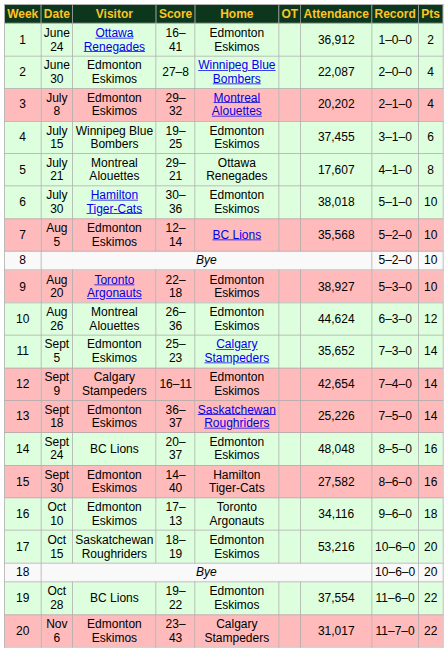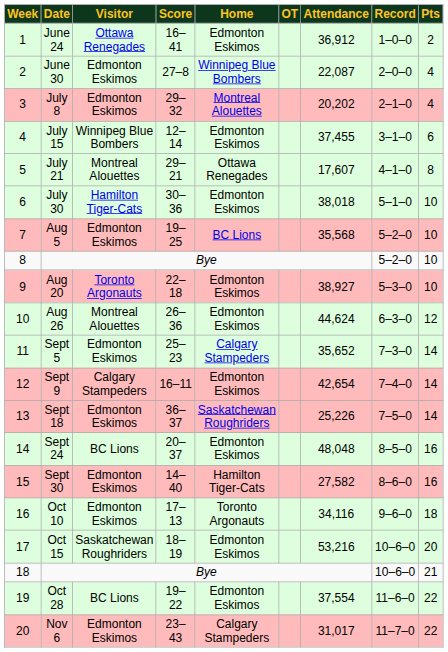(176, 137) 19–25 -> (176, 137) 12–14
(176, 234) 12–14 -> (176, 234) 19–25
(431, 572) 20 -> (431, 572) 21
